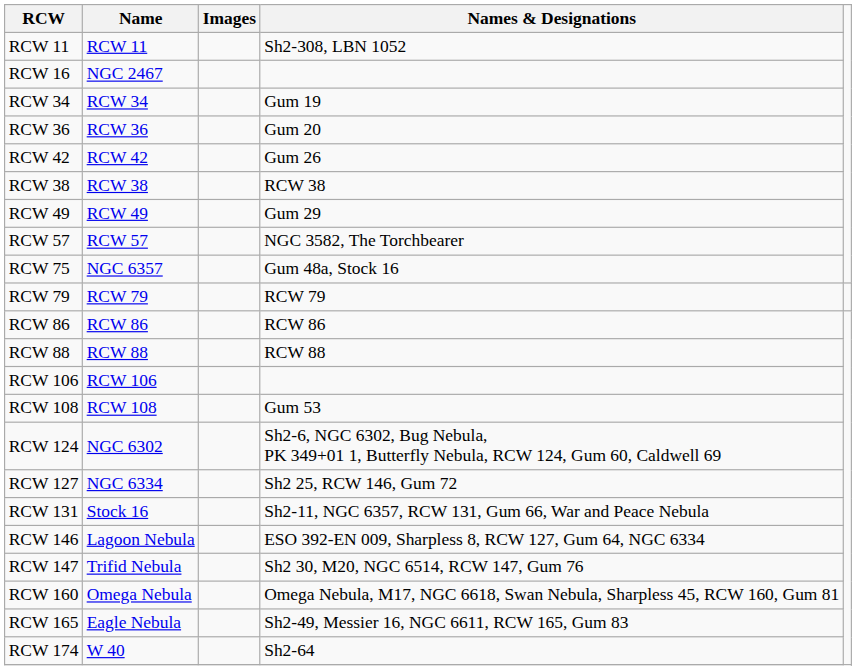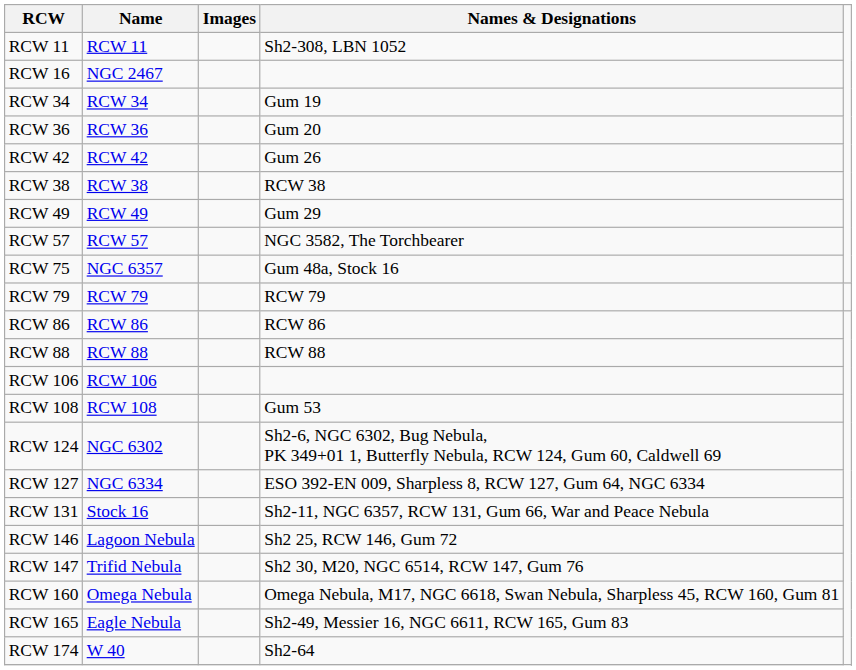(361, 483) Sh2 25, RCW 146, Gum 72 -> (484, 483) ESO 392-EN 009, Sharpless 8, RCW 127, Gum 64, NGC 6334
(484, 539) ESO 392-EN 009, Sharpless 8, RCW 127, Gum 64, NGC 6334 -> (361, 539) Sh2 25, RCW 146, Gum 72
